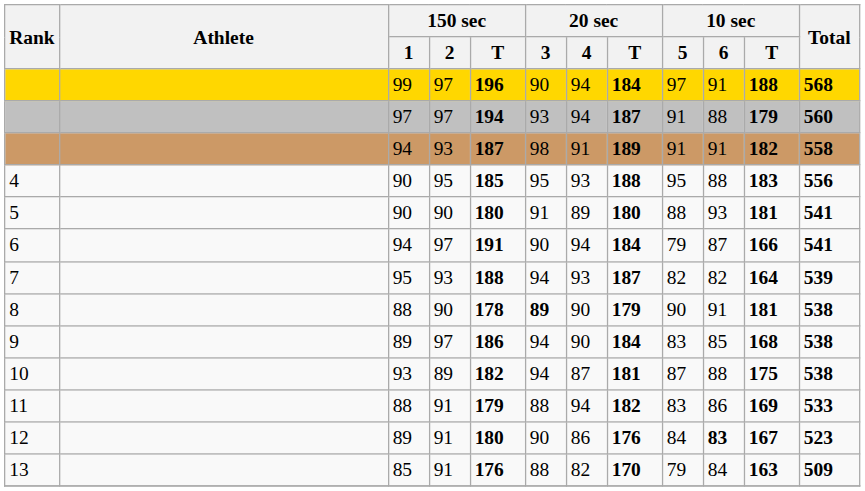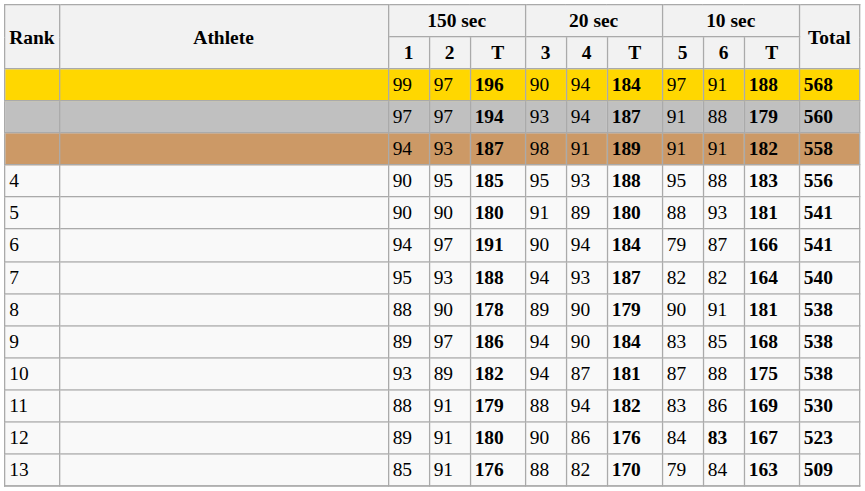(818, 277) 539 -> (818, 277) 540
(539, 309) bold -> (539, 309) normal
(818, 405) 533 -> (818, 405) 530
